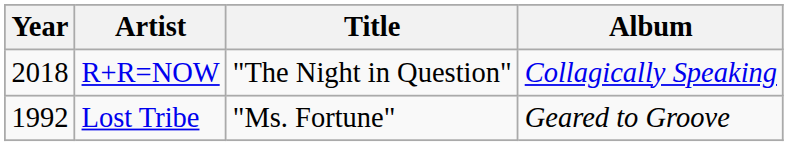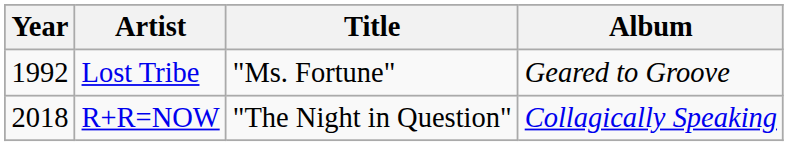rows swapped: (141, 117) <-> (151, 72)
